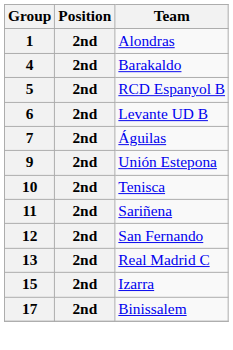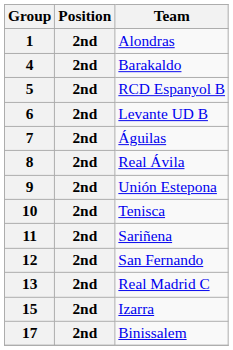+ row: (30, 162)
